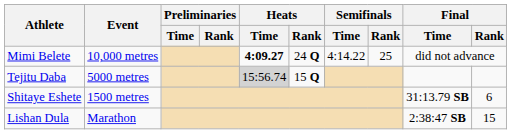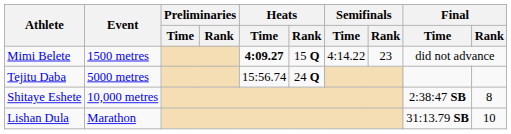(123, 56) 10,000 metres -> (118, 56) 1500 metres
(307, 56) 24 Q -> (307, 56) 15 Q
(386, 56) 25 -> (386, 56) 23
(264, 77) lightgrey background -> (264, 77) no background
(307, 77) 15 Q -> (307, 77) 24 Q
(118, 97) 1500 metres -> (123, 97) 10,000 metres
(437, 97) 31:13.79 SB -> (437, 97) 2:38:47 SB
(489, 97) 6 -> (489, 97) 8
(437, 118) 2:38:47 SB -> (437, 118) 31:13.79 SB
(489, 118) 15 -> (489, 118) 10
